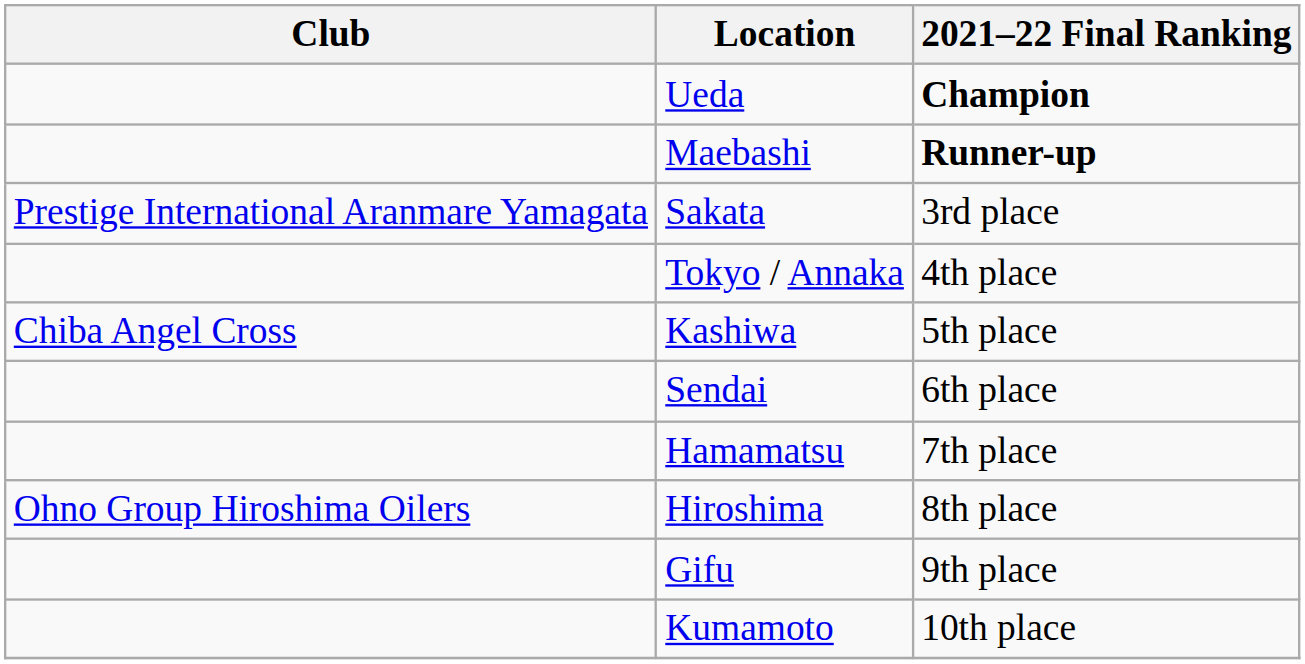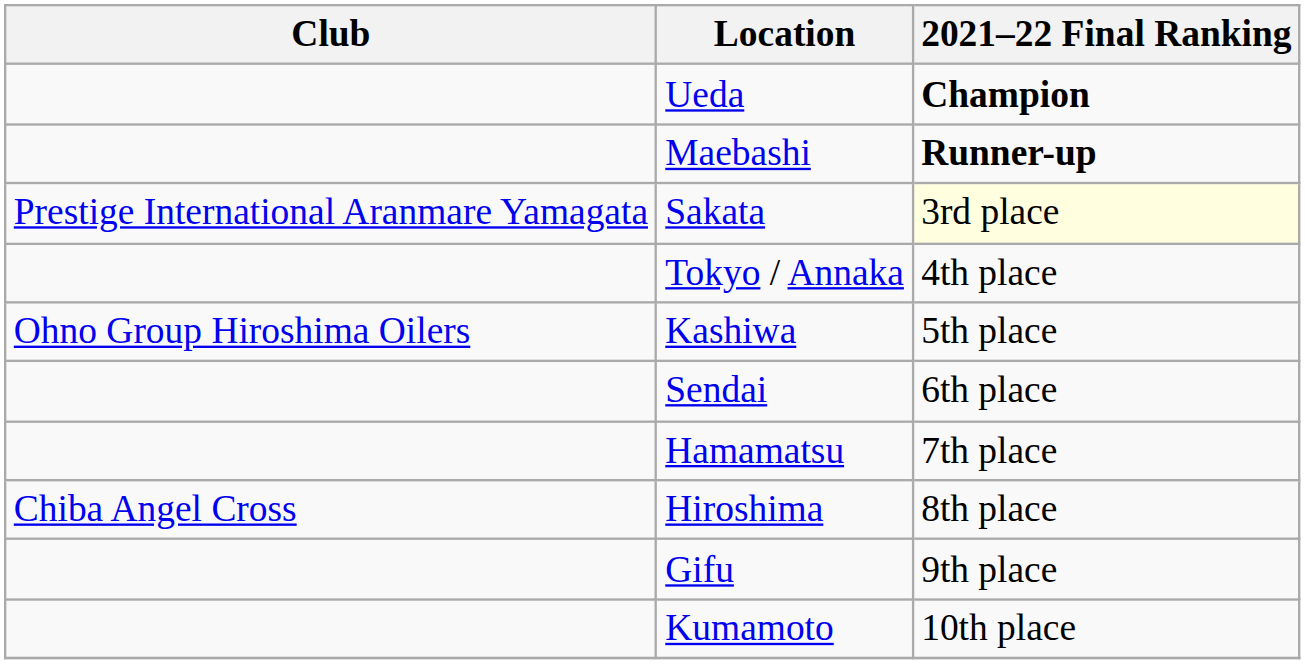(990, 212) no background -> (990, 212) lightyellow background
(155, 331) Chiba Angel Cross -> (242, 331) Ohno Group Hiroshima Oilers
(242, 509) Ohno Group Hiroshima Oilers -> (155, 509) Chiba Angel Cross
